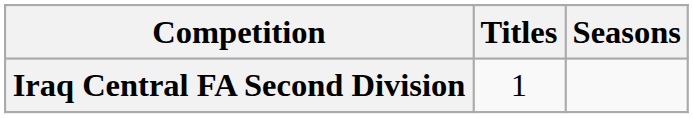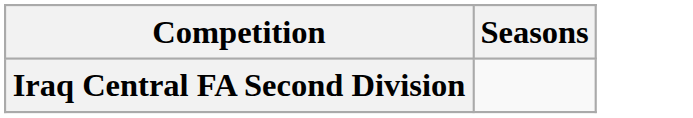- column: (519, 31)
